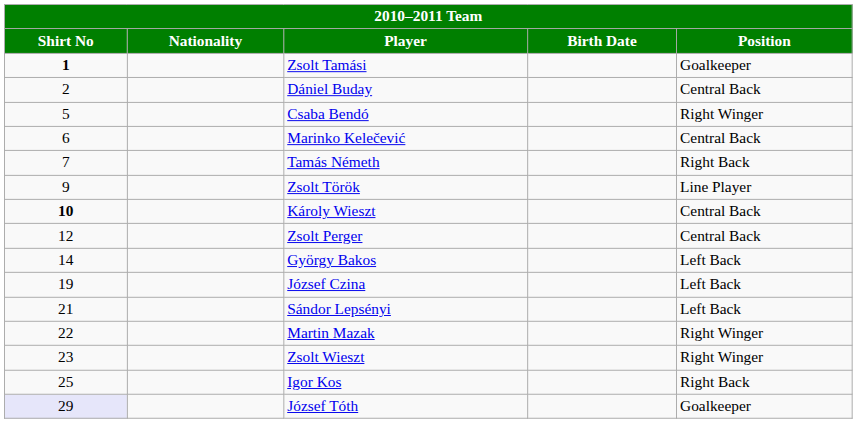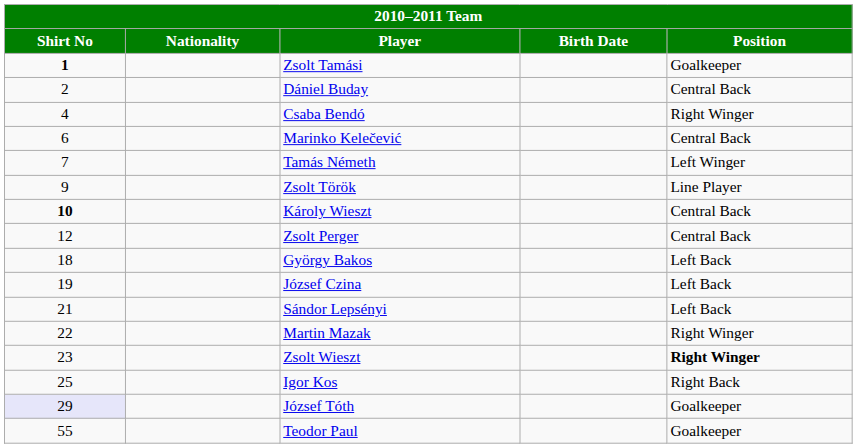(66, 114) 5 -> (65, 114) 4
(715, 162) Right Back -> (708, 162) Left Winger
(66, 260) 14 -> (65, 260) 18
(722, 357) normal -> (715, 357) bold
+ row: (320, 430)
